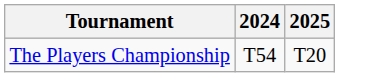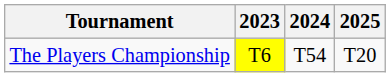+ column: (260, 21)
